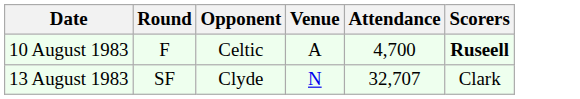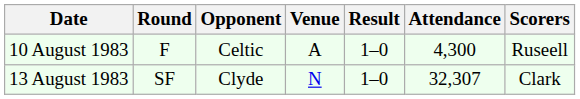+ column: (374, 19)
(395, 49) 4,700 -> (455, 49) 4,300
(480, 49) bold -> (540, 49) normal
(395, 79) 32,707 -> (455, 79) 32,307
